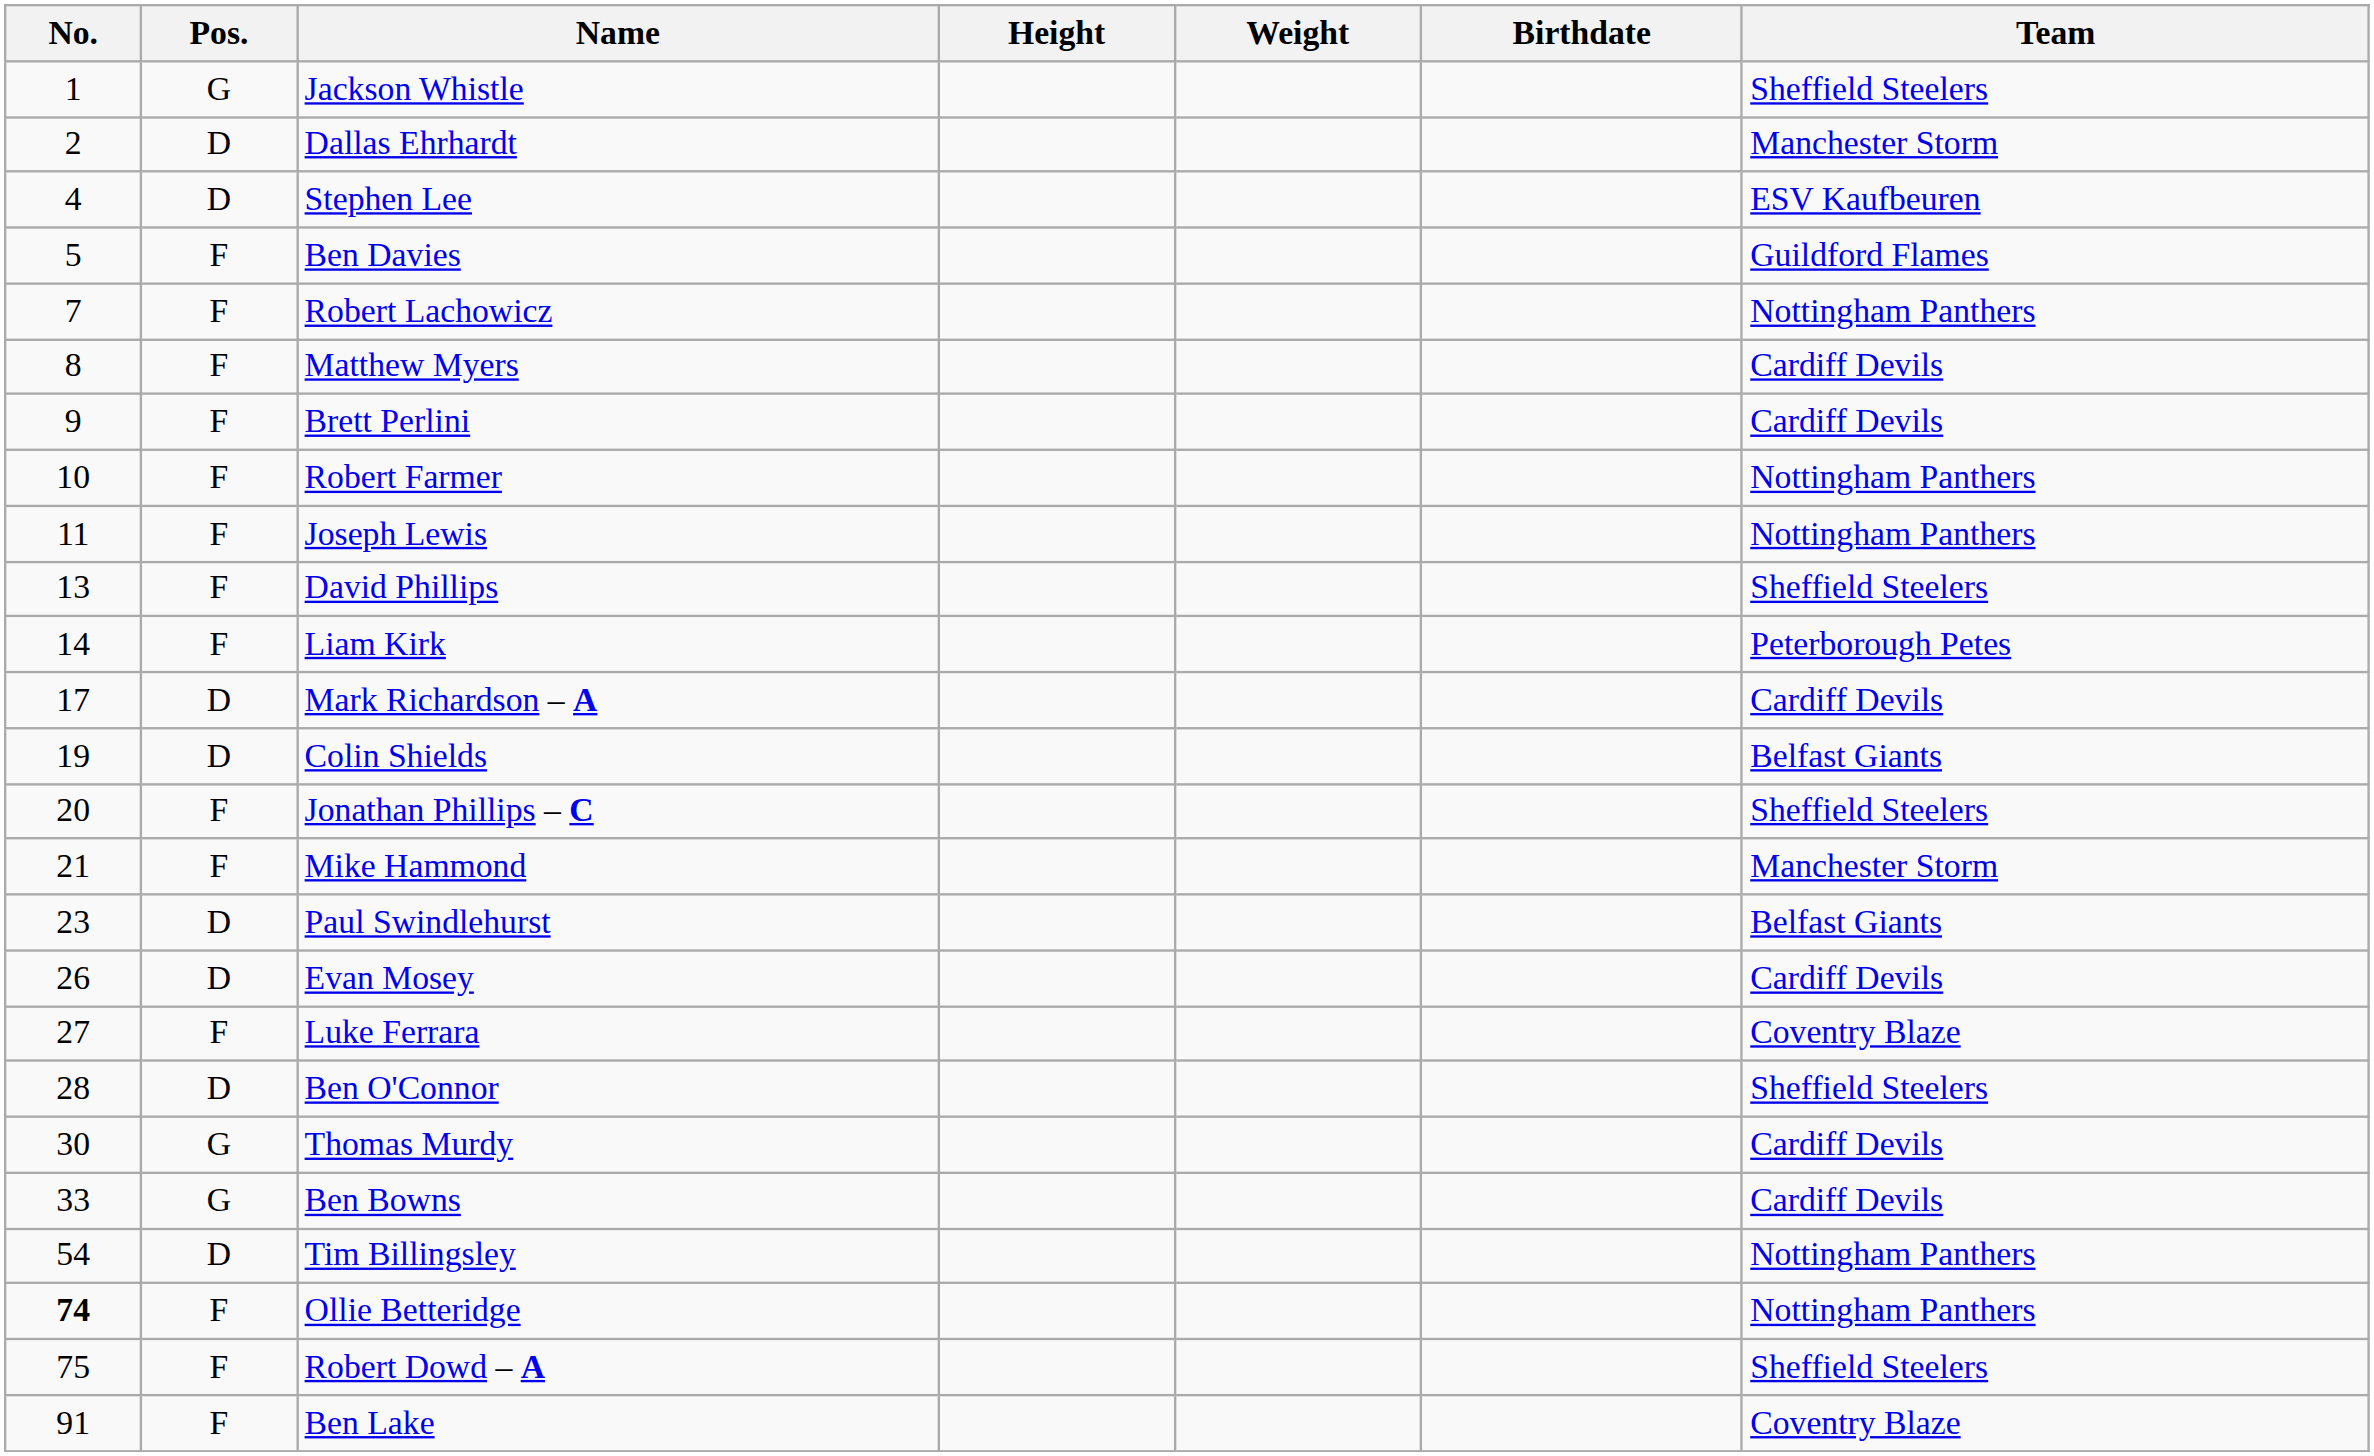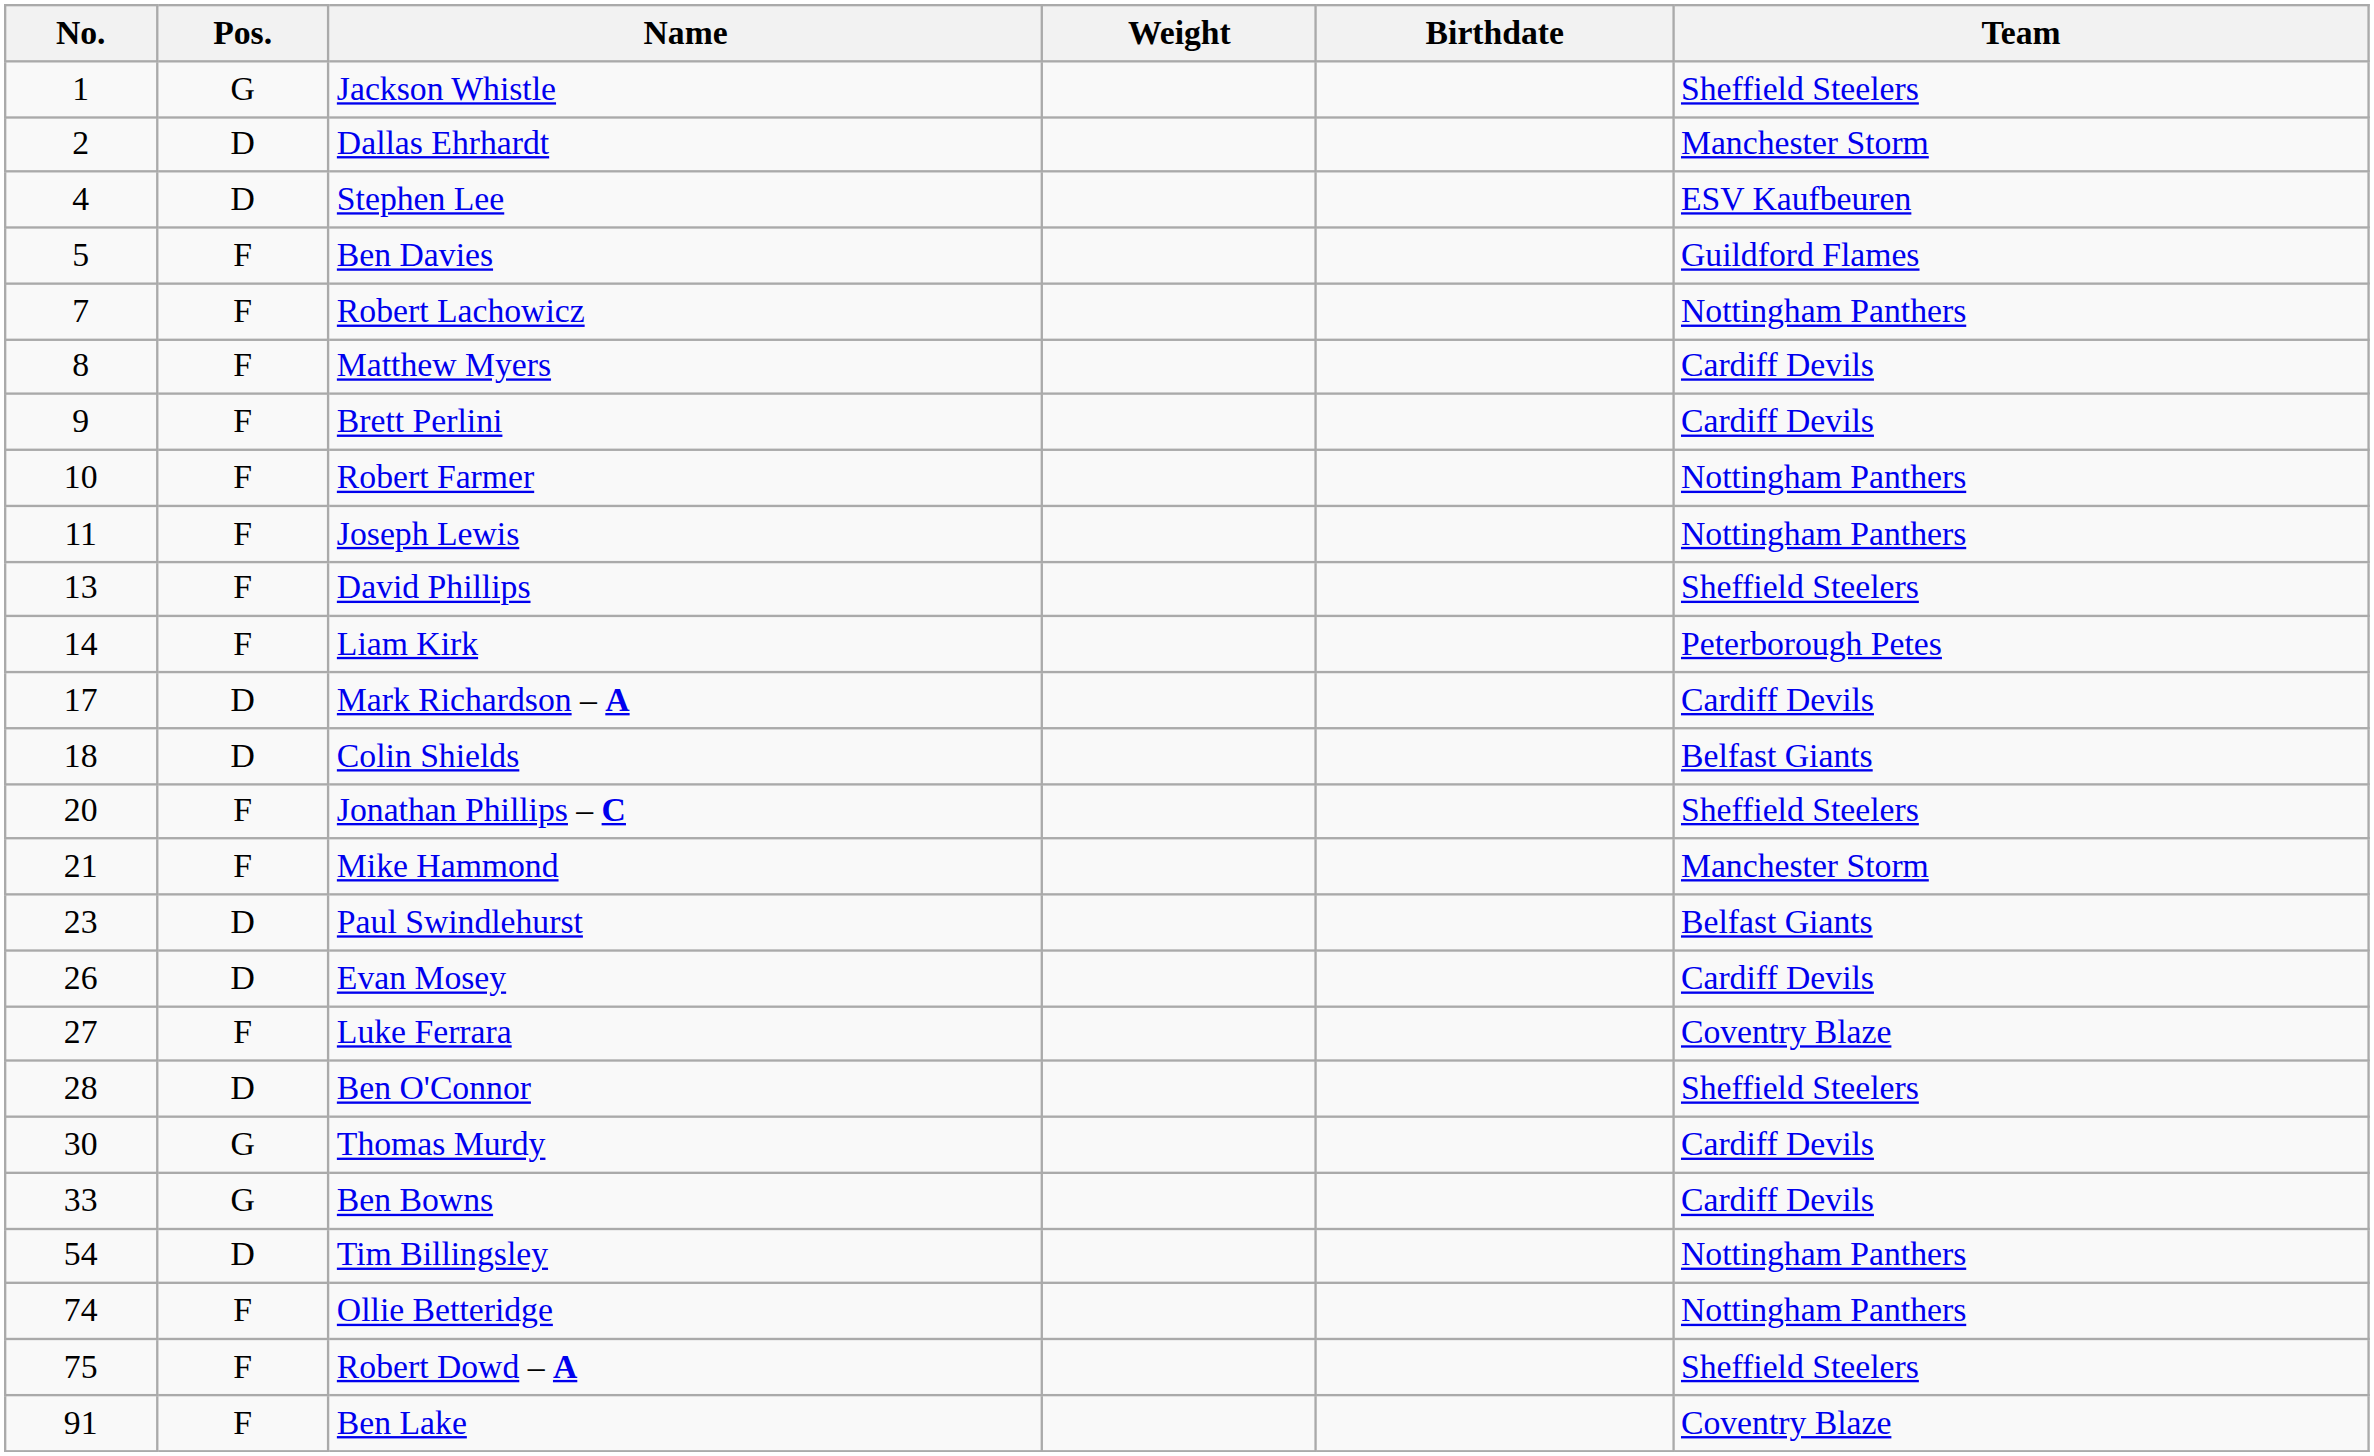- column: (1057, 32)
(73, 755) 19 -> (81, 755) 18
(73, 1310) bold -> (81, 1310) normal
